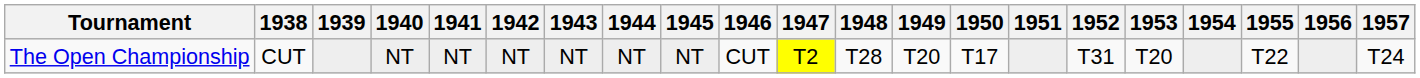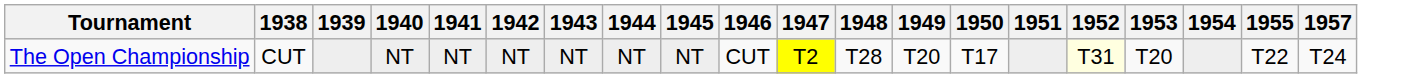- column: (1328, 22)
(1096, 56) no background -> (1096, 56) lightyellow background
